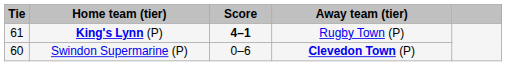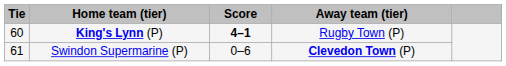(17, 33) 61 -> (17, 33) 60
(17, 52) 60 -> (17, 52) 61
